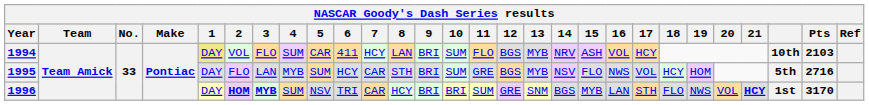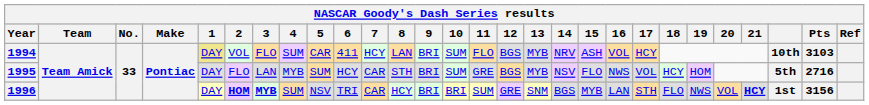(820, 52) 2103 -> (820, 52) 3103
(820, 91) 3170 -> (820, 91) 3156
